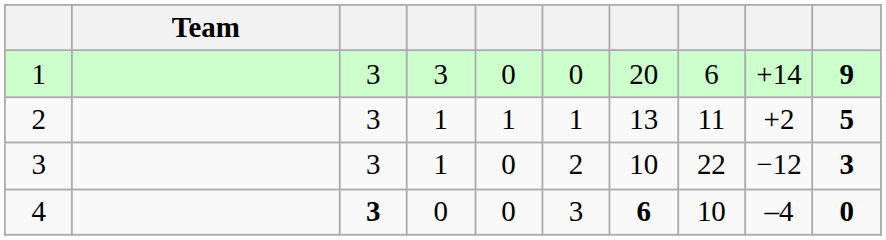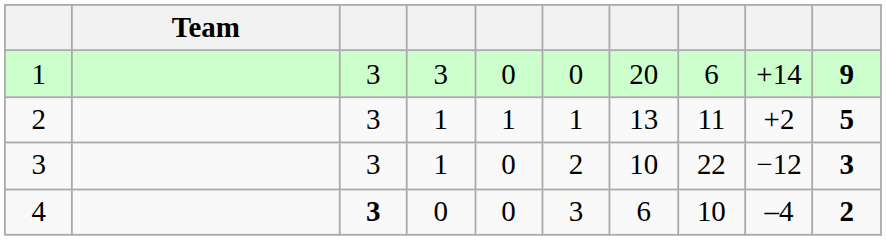(644, 211) bold -> (644, 211) normal
(847, 211) 0 -> (847, 211) 2
